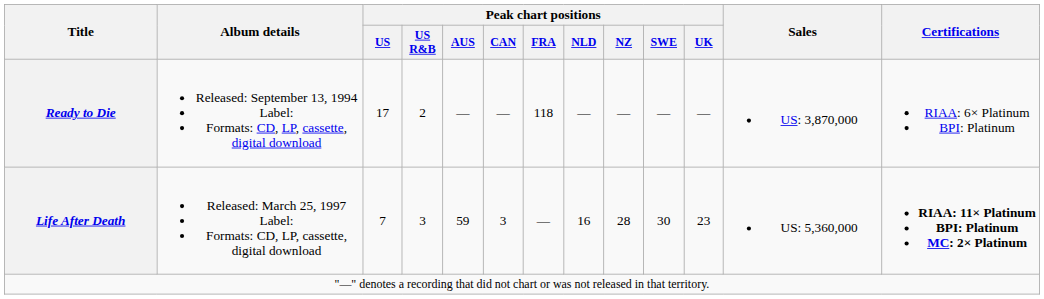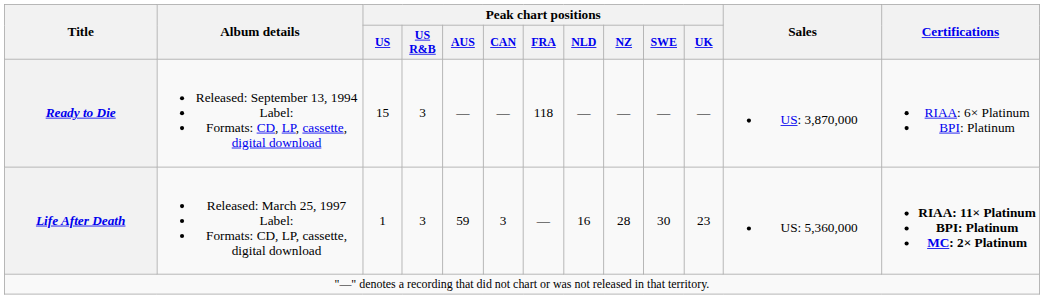(383, 113) 17 -> (383, 113) 15
(423, 113) 2 -> (423, 113) 3
(383, 220) 7 -> (383, 220) 1
